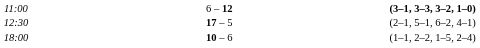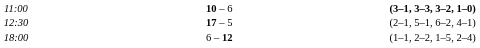(219, 8) 6 – 12 -> (219, 8) 10 – 6
(219, 37) 10 – 6 -> (219, 37) 6 – 12
